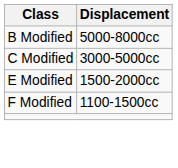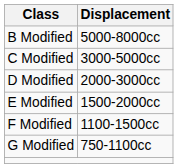+ row: (40, 80)
+ row: (41, 146)
